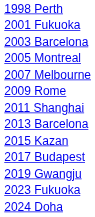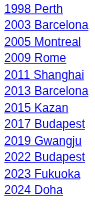- row: (42, 25)
- row: (48, 75)
+ row: (45, 157)
